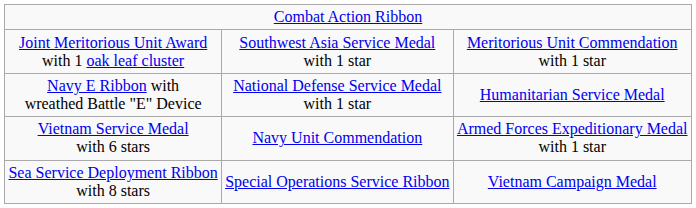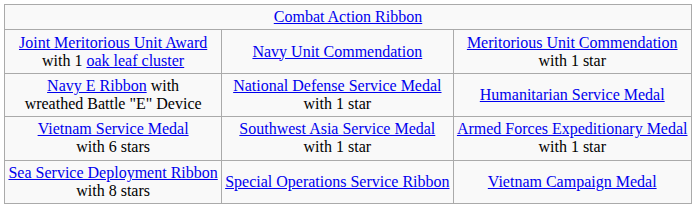(337, 51) Southwest Asia Service Medal with 1 star -> (337, 51) Navy Unit Commendation
(337, 138) Navy Unit Commendation -> (337, 138) Southwest Asia Service Medal with 1 star
